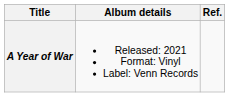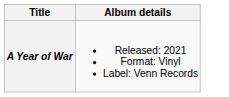- column: (212, 12)
